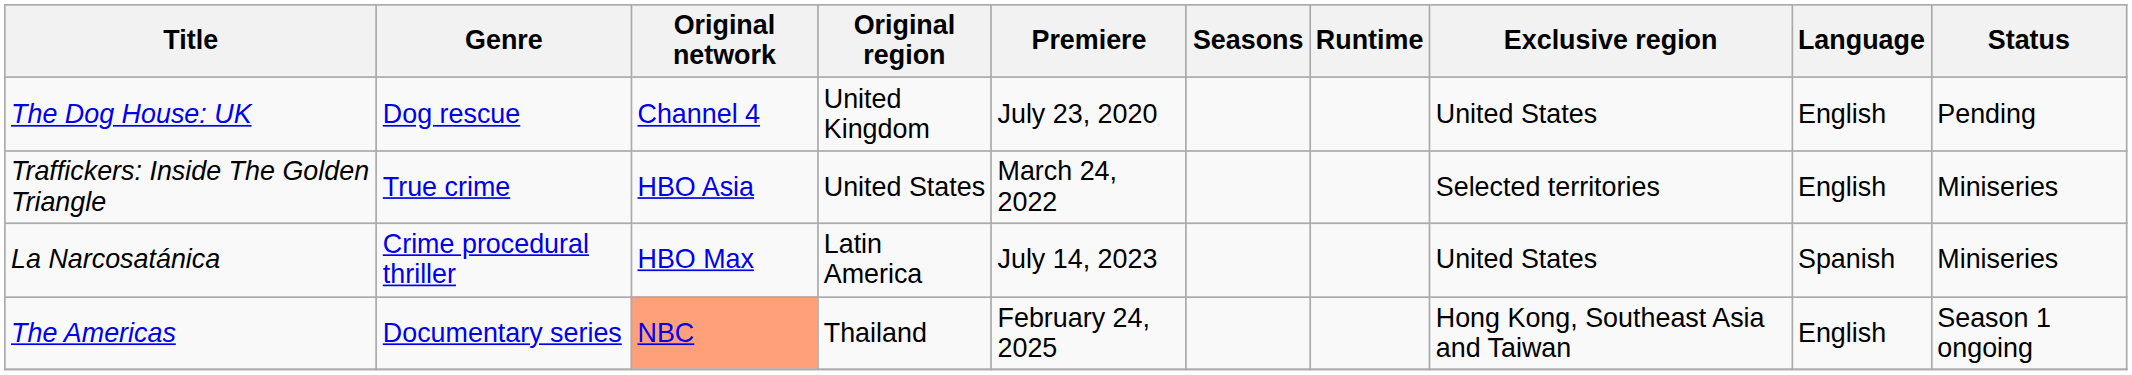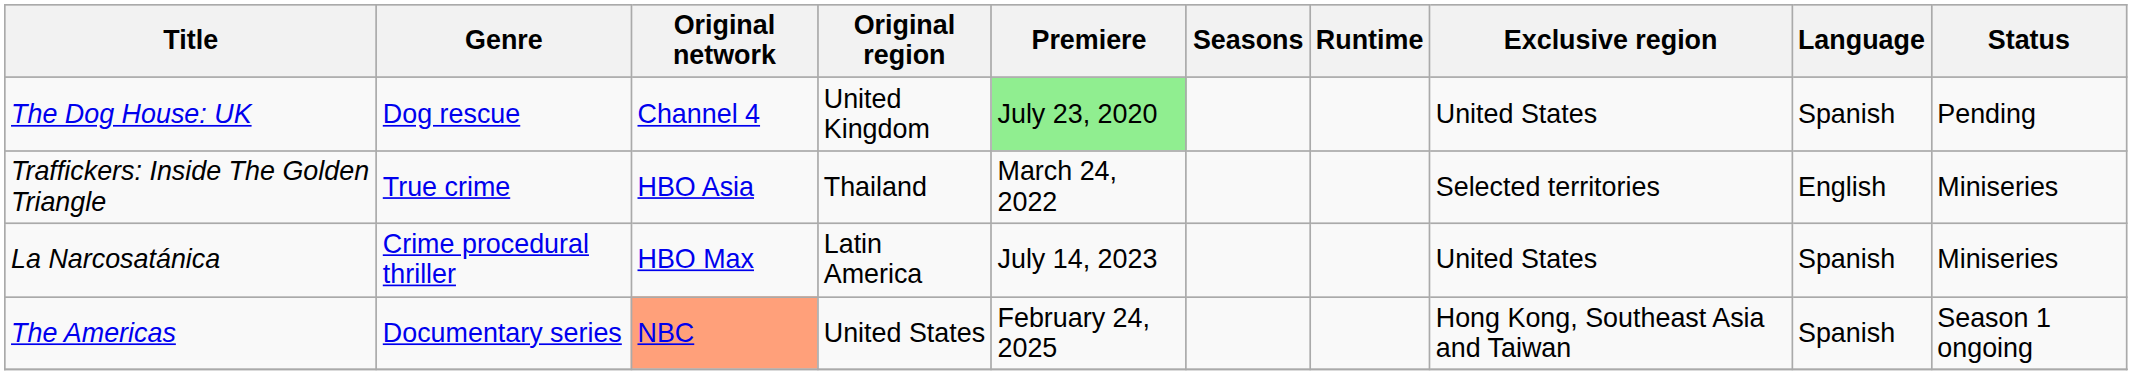(1077, 113) no background -> (1077, 113) lightgreen background
(1842, 113) English -> (1847, 113) Spanish
(904, 186) United States -> (875, 186) Thailand
(875, 332) Thailand -> (904, 332) United States
(1842, 332) English -> (1847, 332) Spanish
